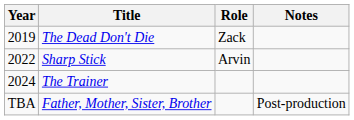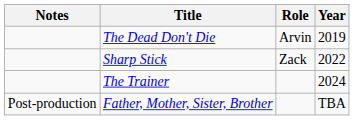columns swapped: (22, 15) <-> (301, 15)
(232, 37) Zack -> (295, 37) Arvin
(234, 59) Arvin -> (293, 59) Zack
